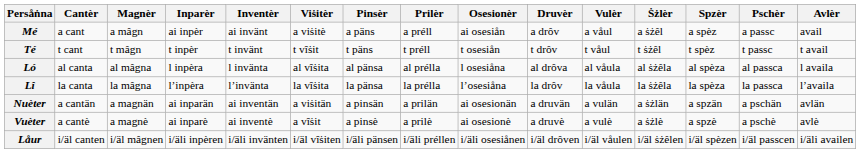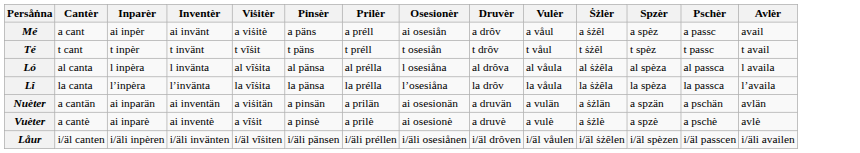- column: (137, 13)
